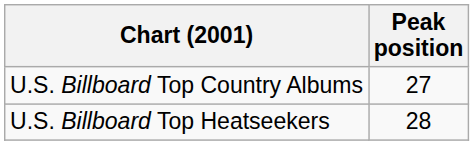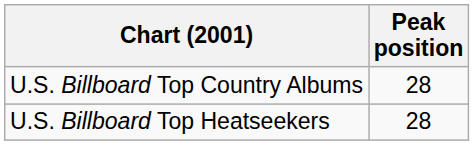(418, 85) 27 -> (418, 85) 28
